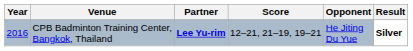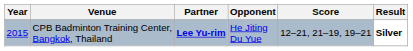columns swapped: (349, 12) <-> (276, 12)
(17, 33) 2016 -> (17, 33) 2015
